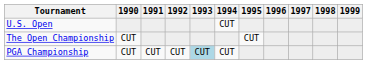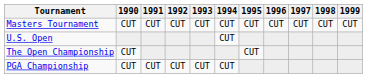+ row: (53, 25)
(202, 53) lightblue background -> (202, 67) no background
